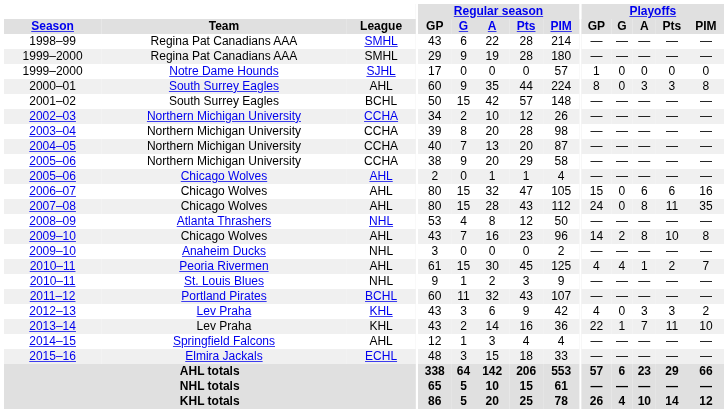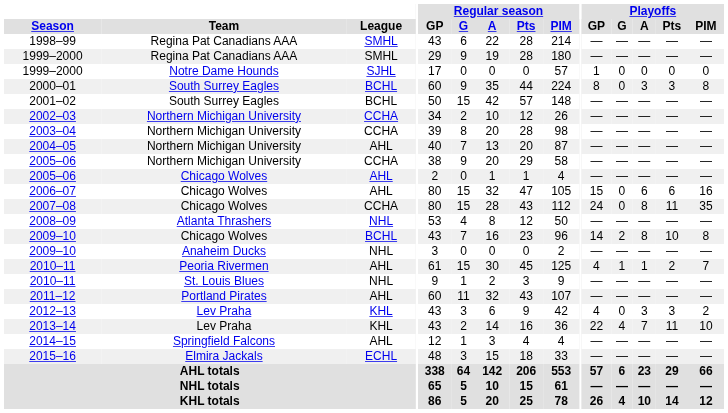(381, 86) AHL -> (381, 86) BCHL
(381, 146) CCHA -> (381, 146) AHL
(381, 206) AHL -> (381, 206) CCHA
(381, 236) AHL -> (381, 236) BCHL
(622, 266) 4 -> (622, 266) 1
(381, 296) BCHL -> (381, 296) AHL
(622, 326) 1 -> (622, 326) 4
